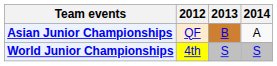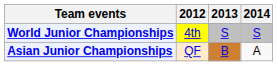rows swapped: (90, 33) <-> (90, 52)
